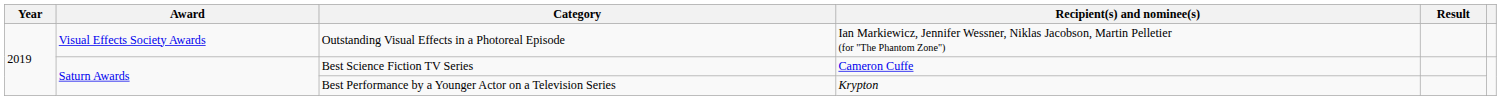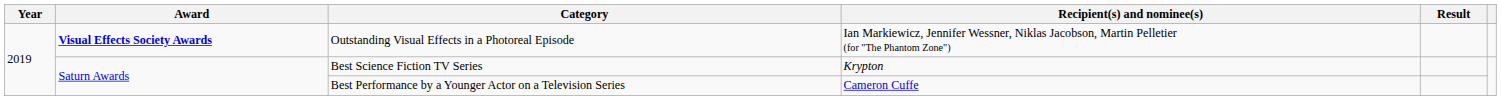(132, 40) normal -> (135, 40) bold
(876, 66) Cameron Cuffe -> (864, 66) Krypton
(858, 85) Krypton -> (881, 85) Cameron Cuffe
